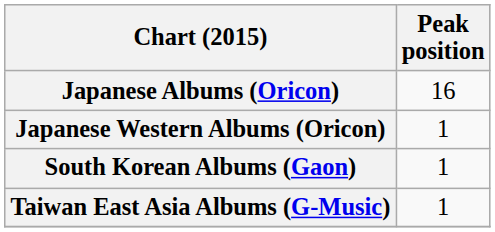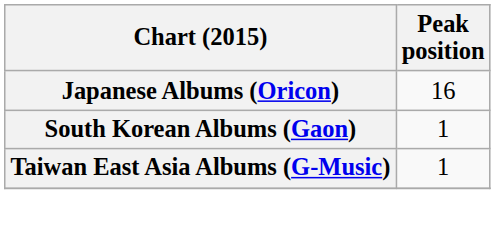- row: (200, 129)
